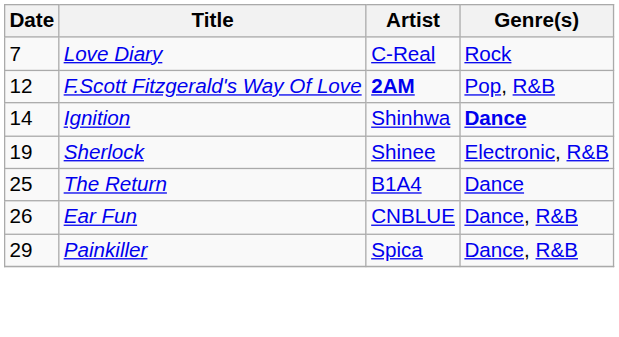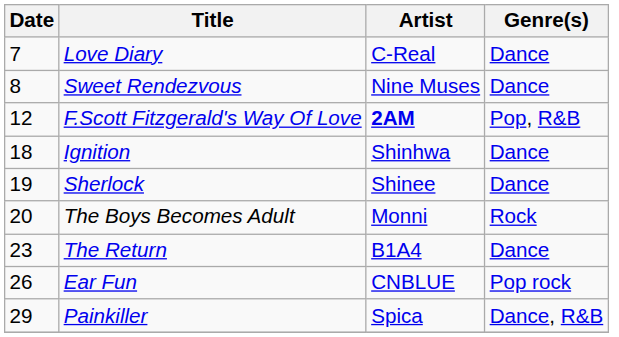(488, 53) Rock -> (519, 53) Dance
+ row: (153, 86)
(21, 119) 14 -> (21, 151) 18
(495, 119) bold -> (519, 151) normal
(537, 151) Electronic, R&B -> (519, 184) Dance
+ row: (179, 217)
(21, 184) 25 -> (21, 250) 23
(521, 217) Dance, R&B -> (530, 282) Pop rock
